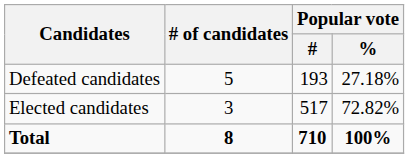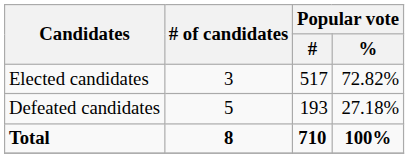rows swapped: (79, 108) <-> (85, 78)
